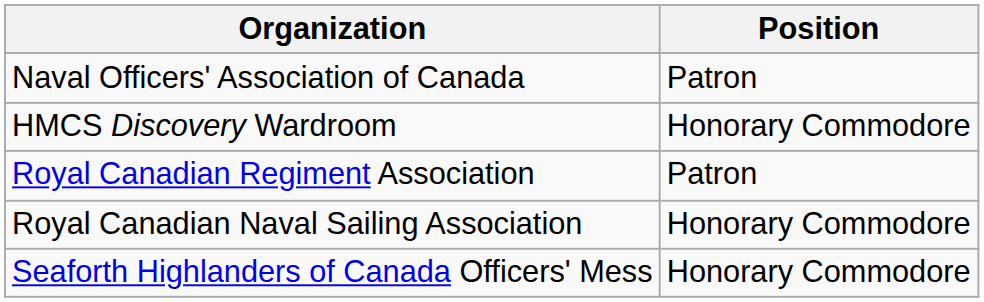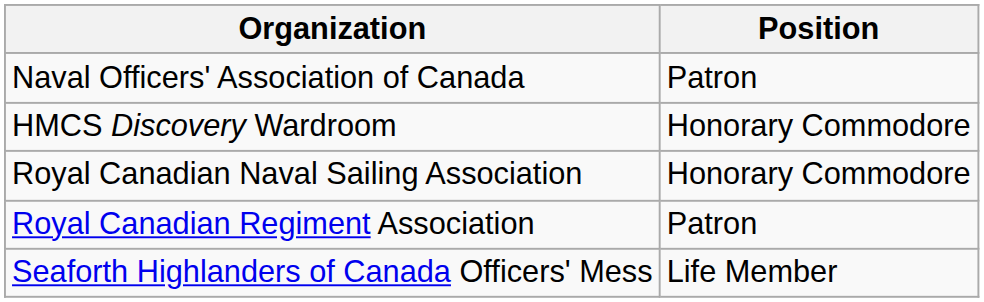rows swapped: (297, 223) <-> (273, 175)
(819, 272) Honorary Commodore -> (752, 272) Life Member
